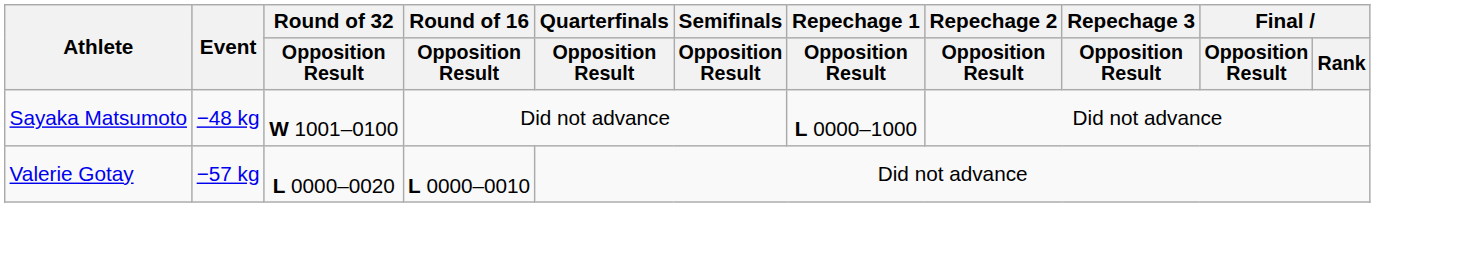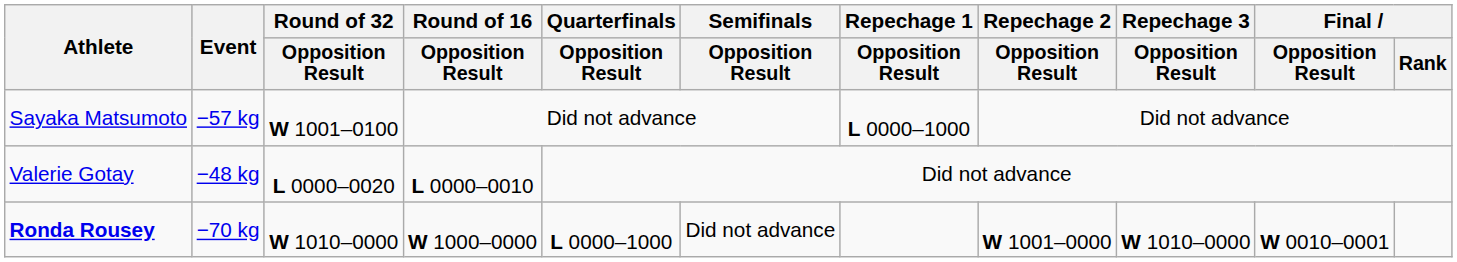(228, 118) −48 kg -> (228, 118) −57 kg
(228, 174) −57 kg -> (228, 174) −48 kg
+ row: (82, 230)
